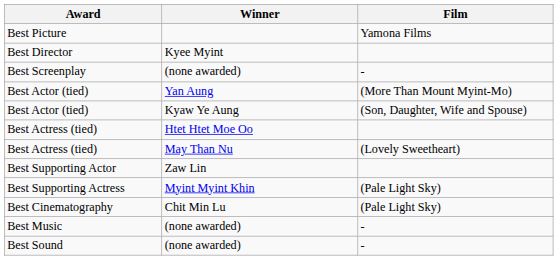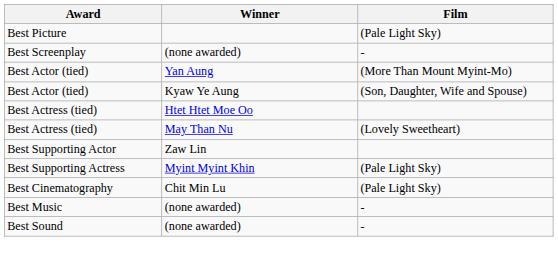(396, 33) Yamona Films -> (401, 33) (Pale Light Sky)
- row: (40, 52)
